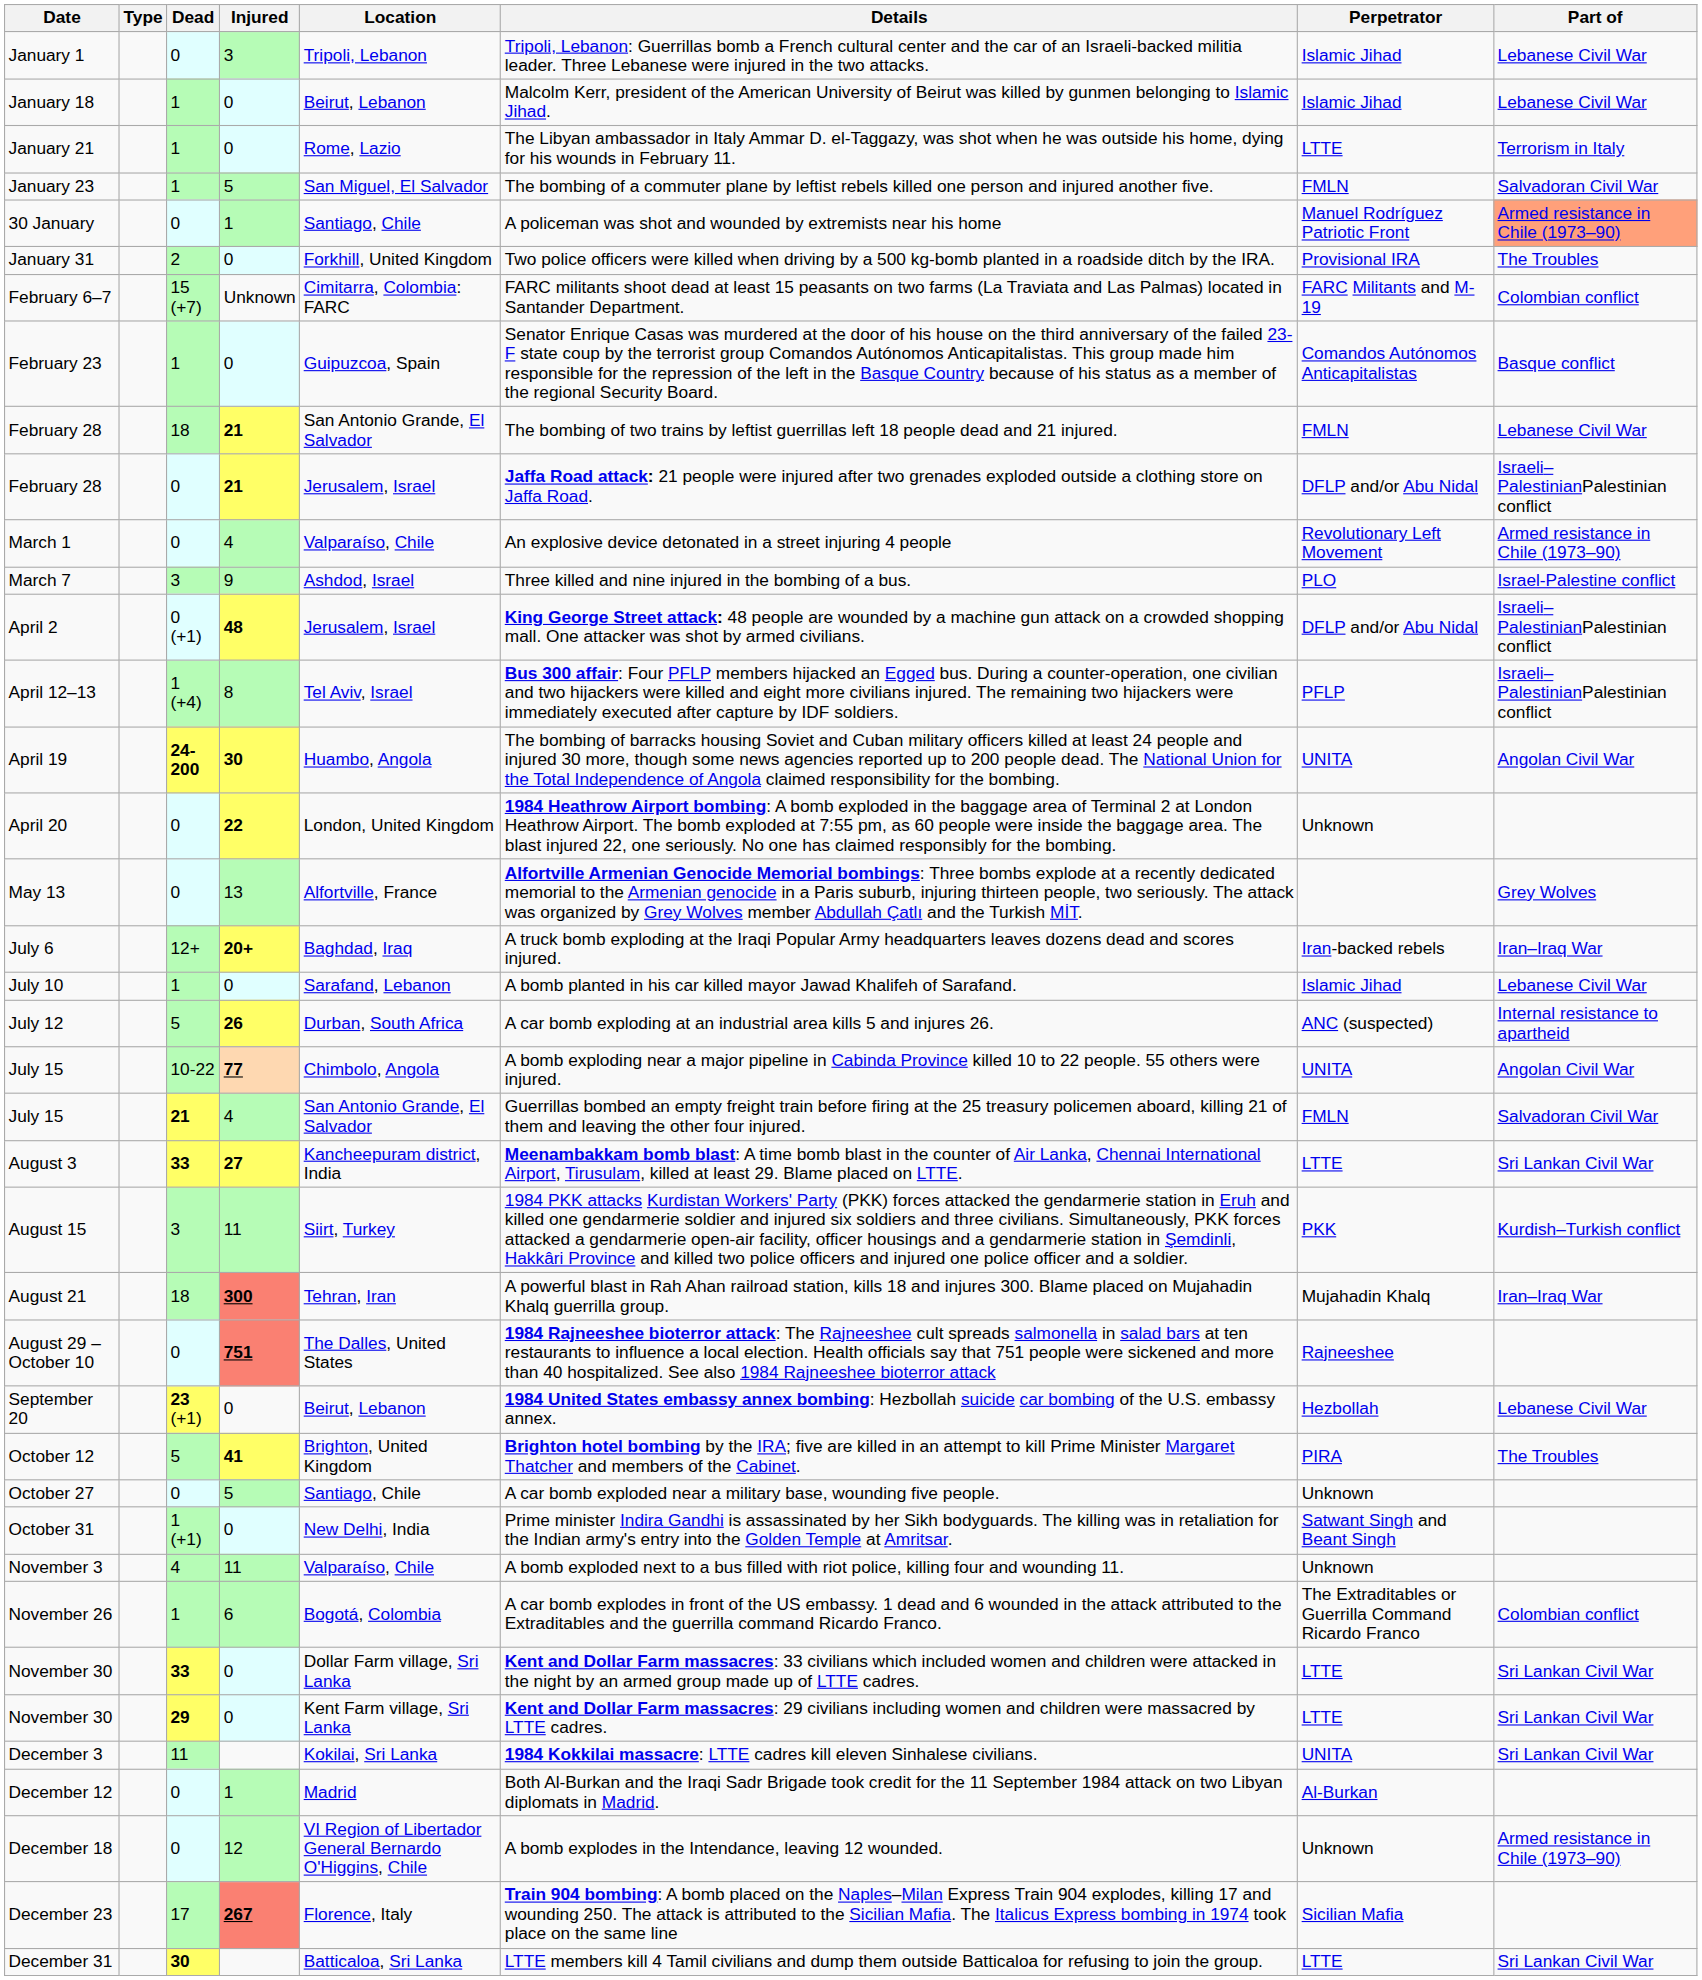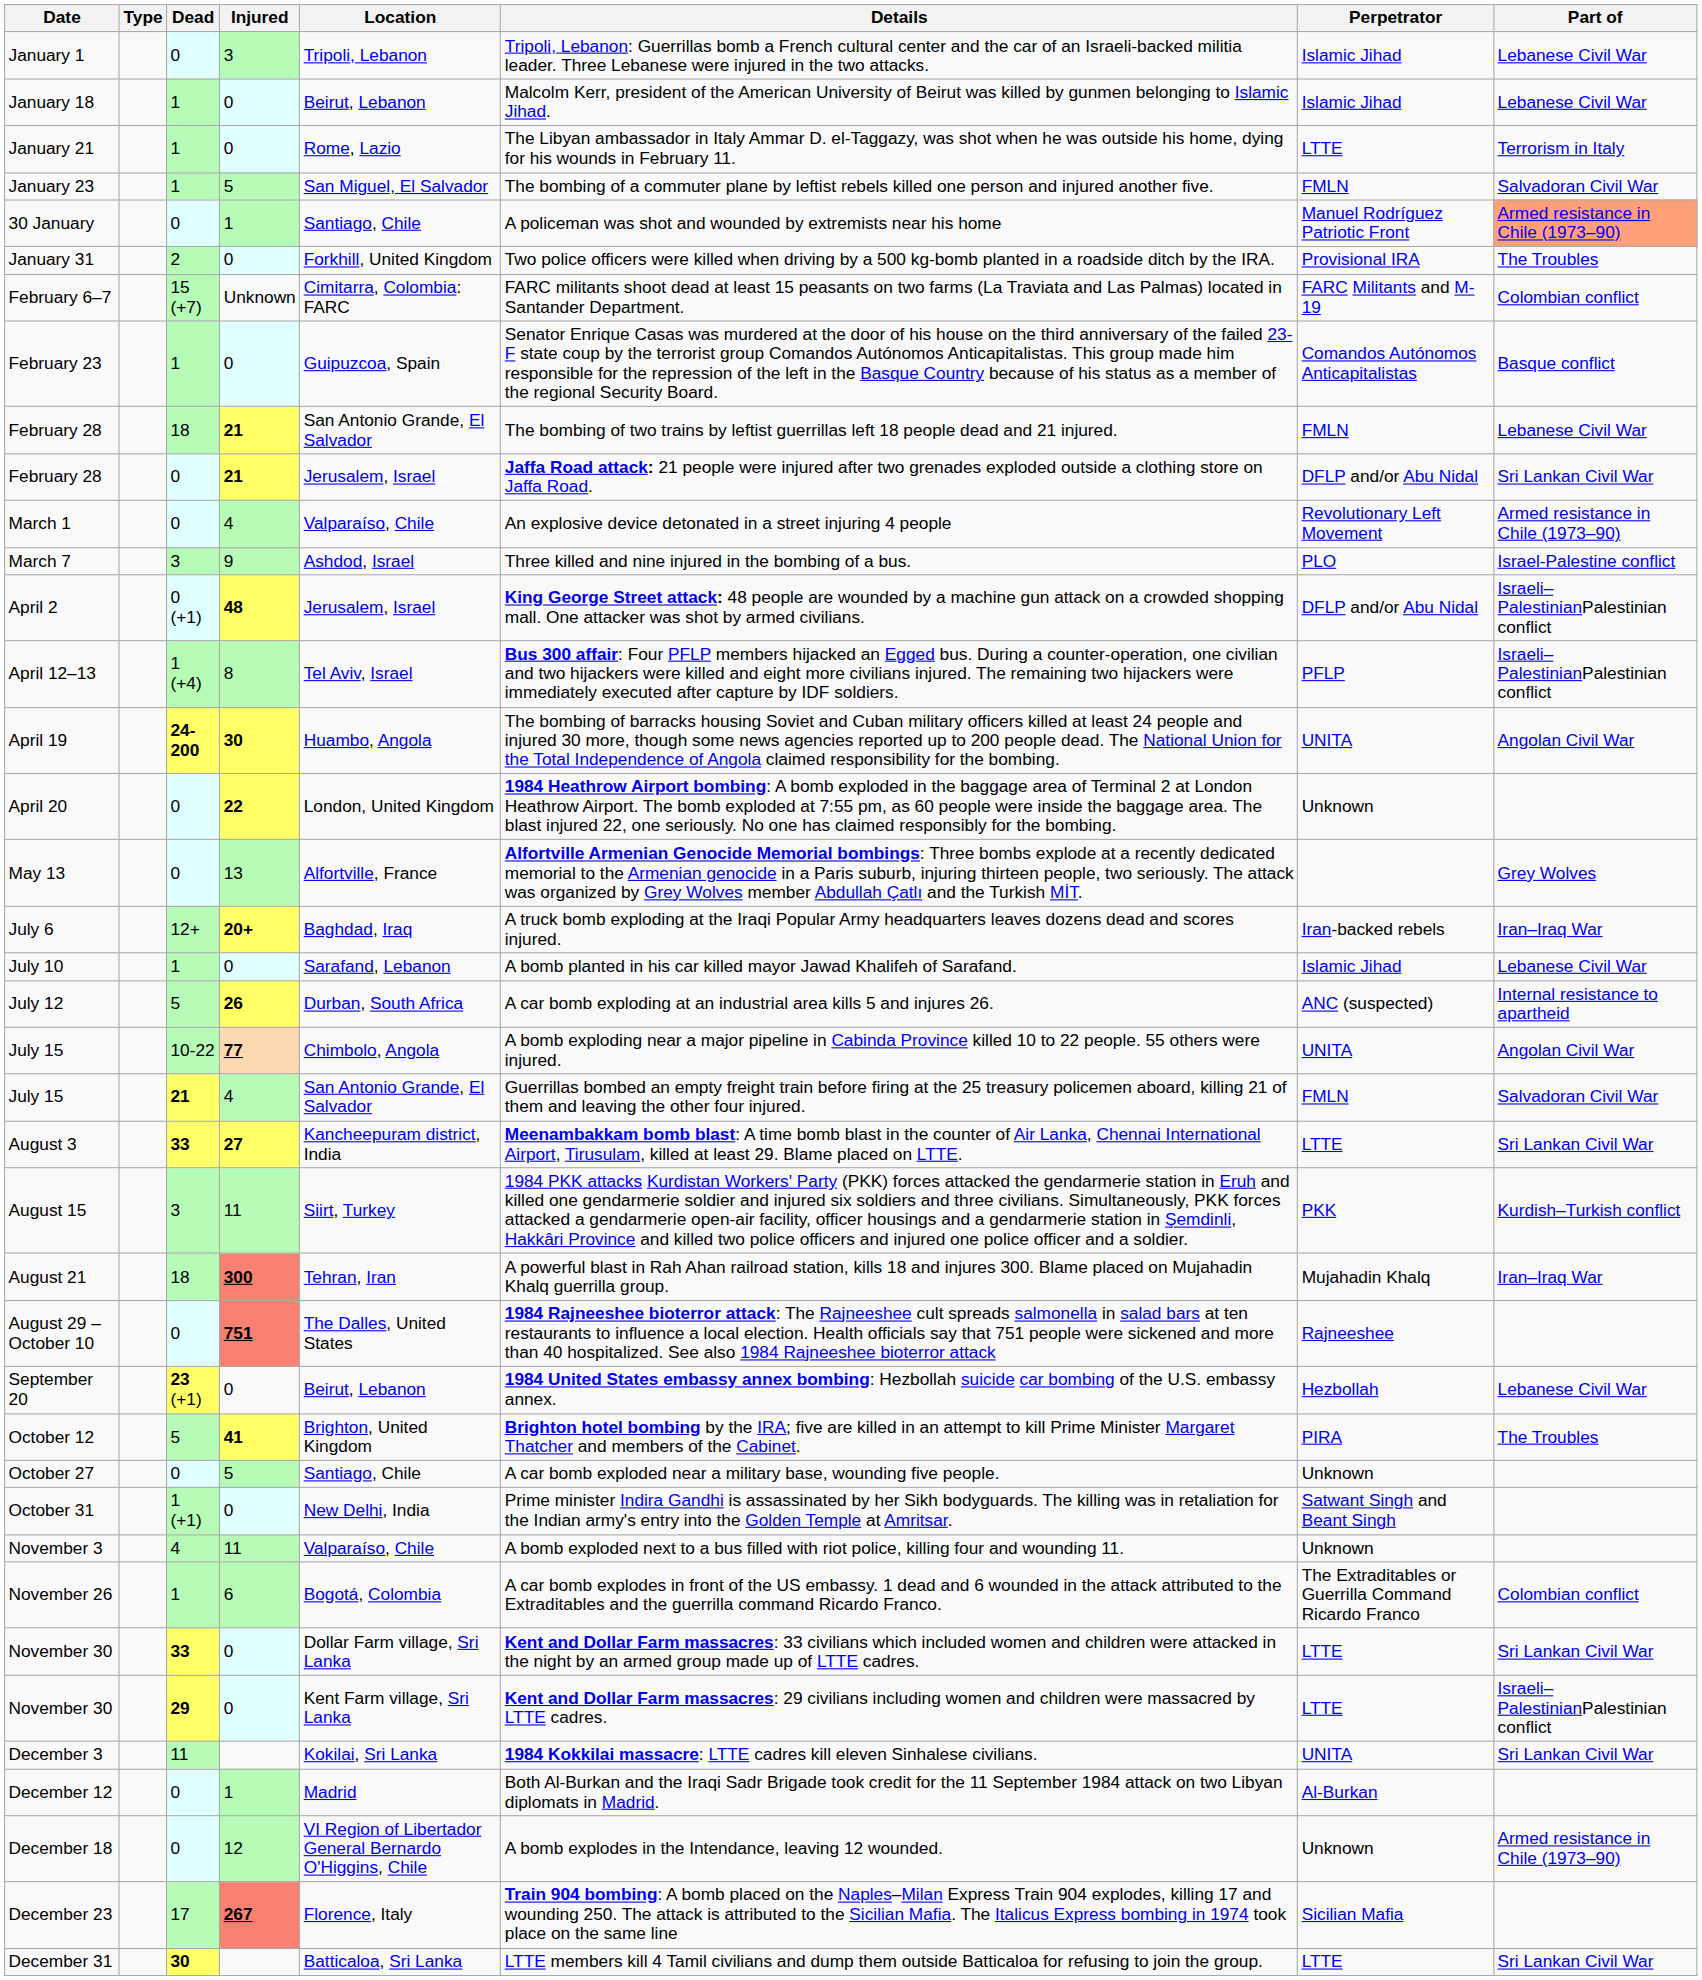(1582, 486) Israeli–PalestinianPalestinian conflict -> (1576, 476) Sri Lankan Civil War
(1576, 1717) Sri Lankan Civil War -> (1582, 1708) Israeli–PalestinianPalestinian conflict
